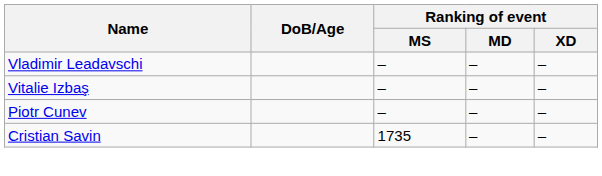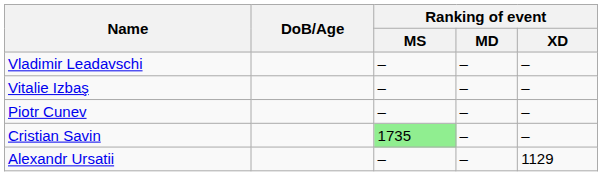(394, 136) no background -> (394, 136) lightgreen background
+ row: (61, 160)
